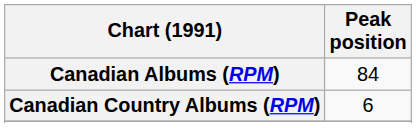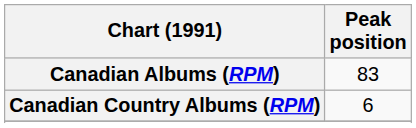(368, 74) 84 -> (368, 74) 83
